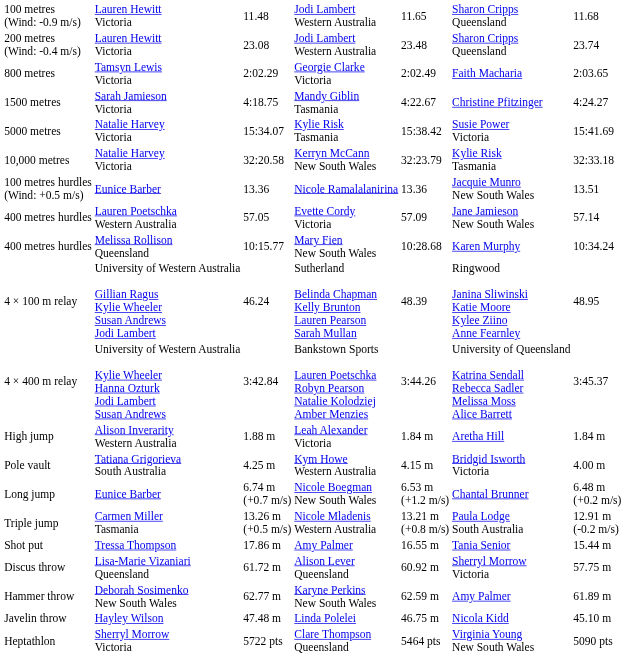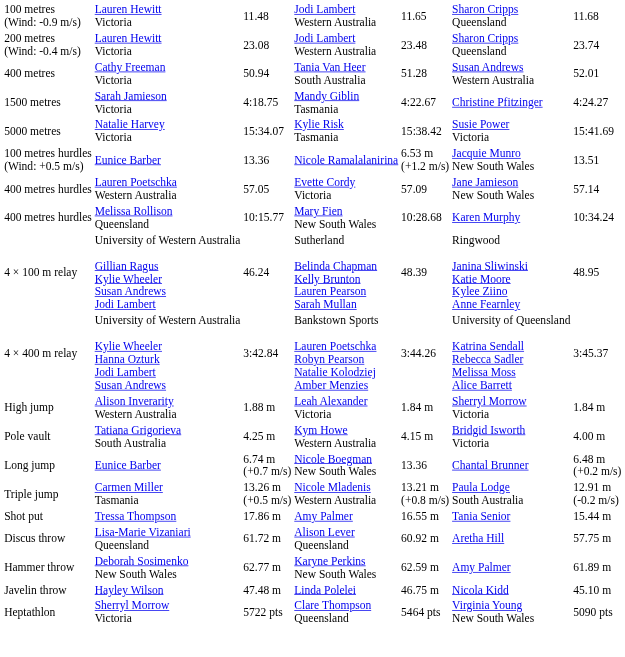+ row: (30, 73)
- row: (30, 73)
- row: (37, 160)
(414, 189) 13.36 -> (425, 160) 6.53 m (+1.2 m/s)
(478, 436) Aretha Hill -> (489, 407) Sherryl Morrow Victoria
(425, 494) 6.53 m (+1.2 m/s) -> (414, 465) 13.36
(489, 567) Sherryl Morrow Victoria -> (478, 538) Aretha Hill
